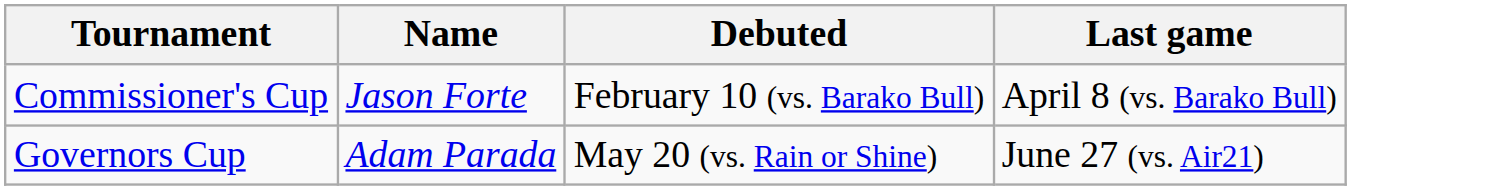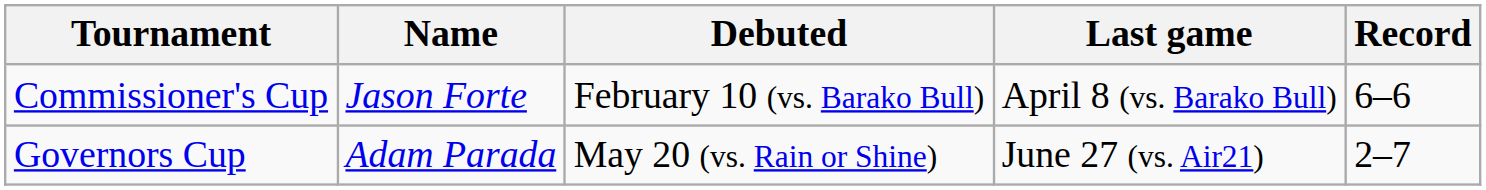+ column: (1413, 34)
